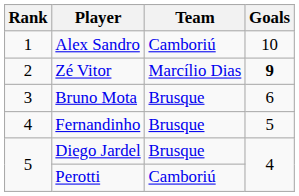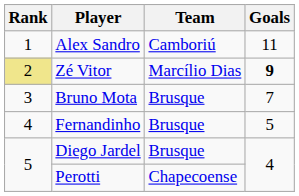(270, 44) 10 -> (270, 44) 11
(28, 71) no background -> (28, 71) khaki background
(270, 97) 6 -> (270, 97) 7
(182, 177) Camboriú -> (193, 177) Chapecoense
